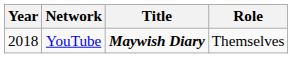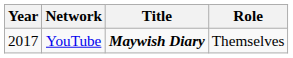(23, 40) 2018 -> (23, 40) 2017
